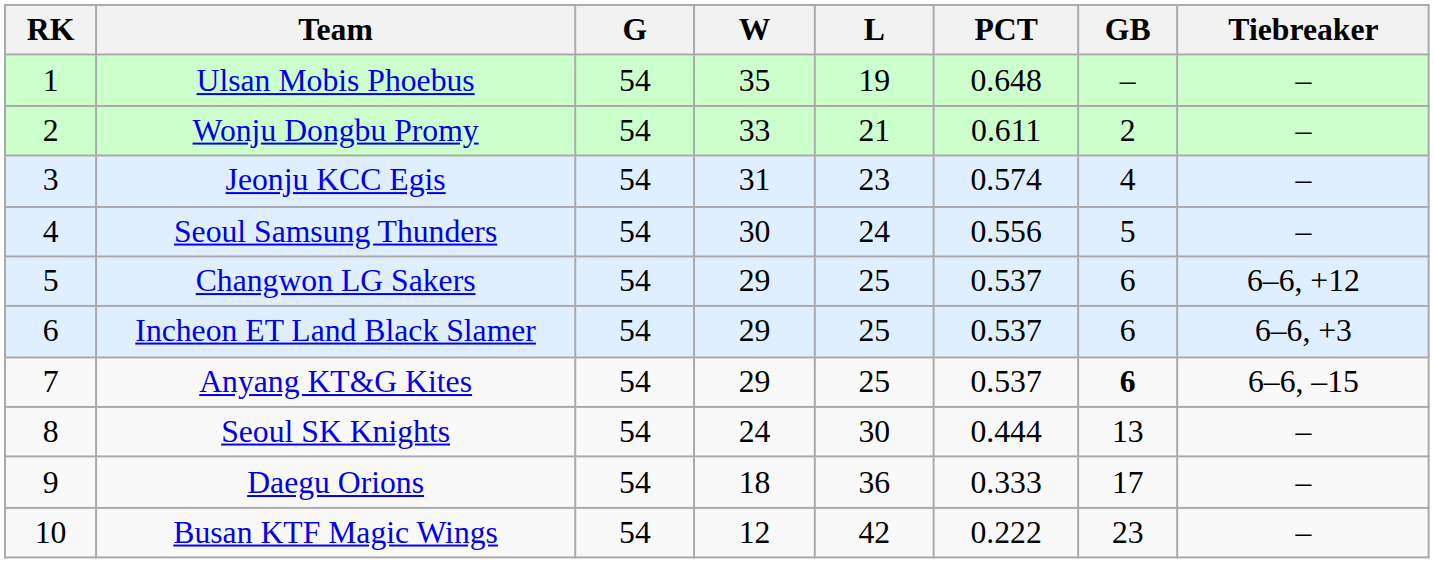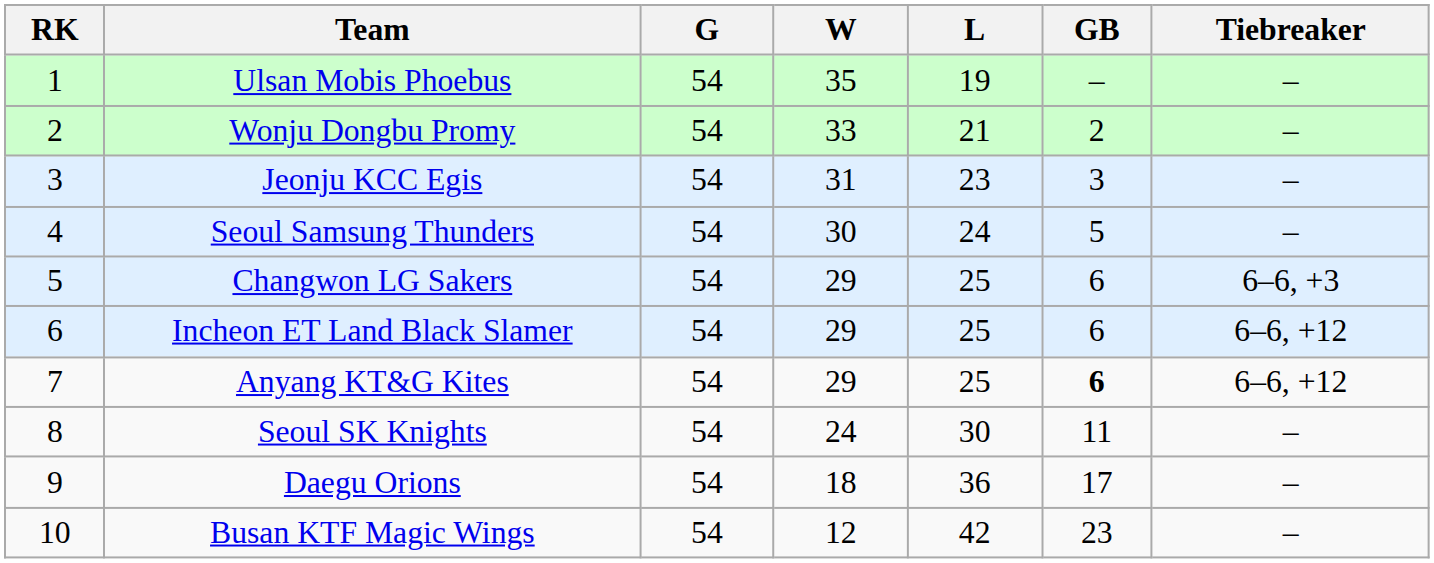- column: (1006, 29)
(1128, 180) 4 -> (1097, 180) 3
(1303, 280) 6–6, +12 -> (1291, 280) 6–6, +3
(1303, 331) 6–6, +3 -> (1291, 331) 6–6, +12
(1303, 381) 6–6, –15 -> (1291, 381) 6–6, +12
(1128, 431) 13 -> (1097, 431) 11
